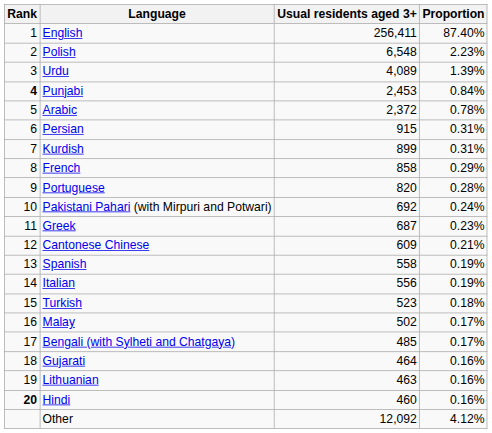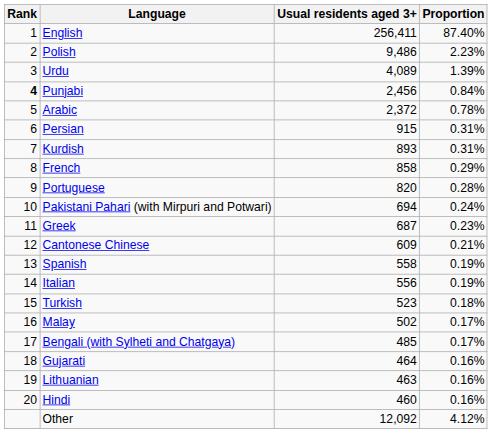(402, 52) 6,548 -> (402, 52) 9,486
(402, 91) 2,453 -> (402, 91) 2,456
(407, 149) 899 -> (407, 149) 893
(407, 206) 692 -> (407, 206) 694
(30, 399) bold -> (30, 399) normal
